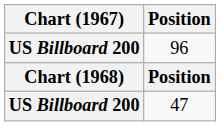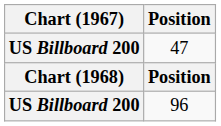rows swapped: (179, 105) <-> (179, 47)
